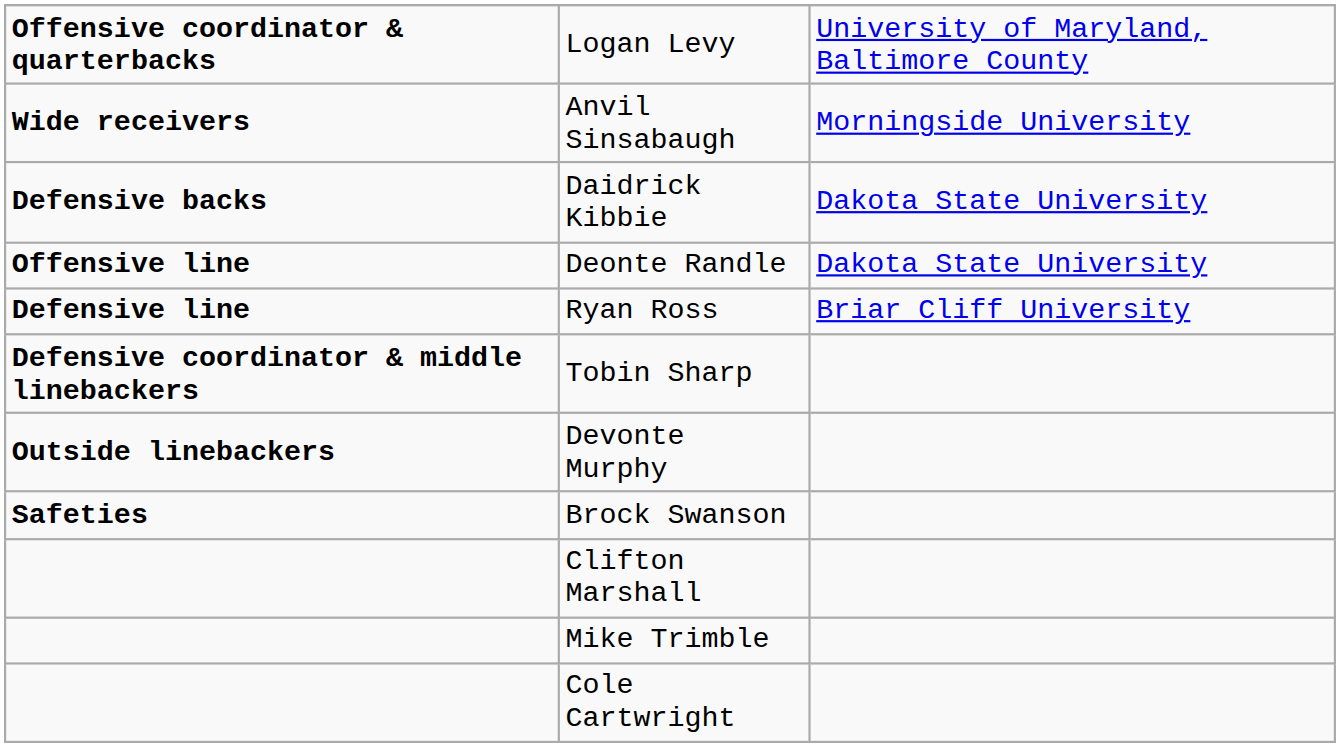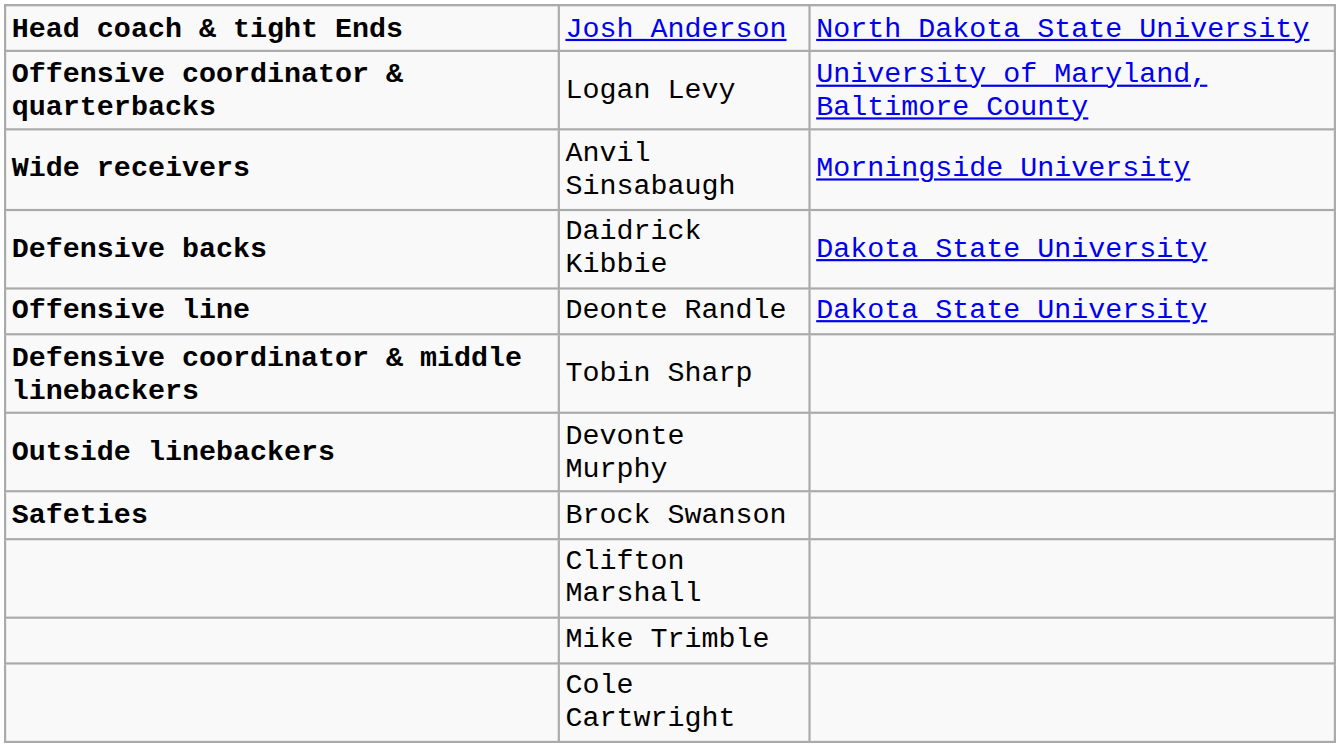+ row: (676, 28)
- row: (642, 311)
